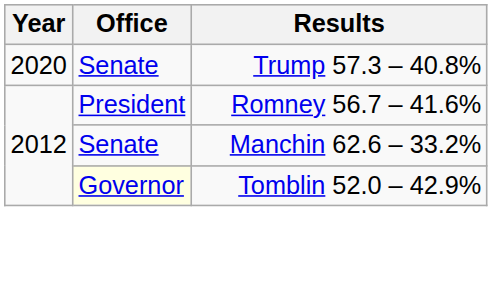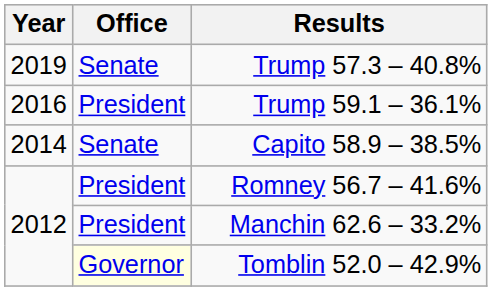(39, 64) 2020 -> (39, 64) 2019
+ row: (367, 104)
+ row: (367, 144)
(119, 144) Senate -> (132, 225) President
